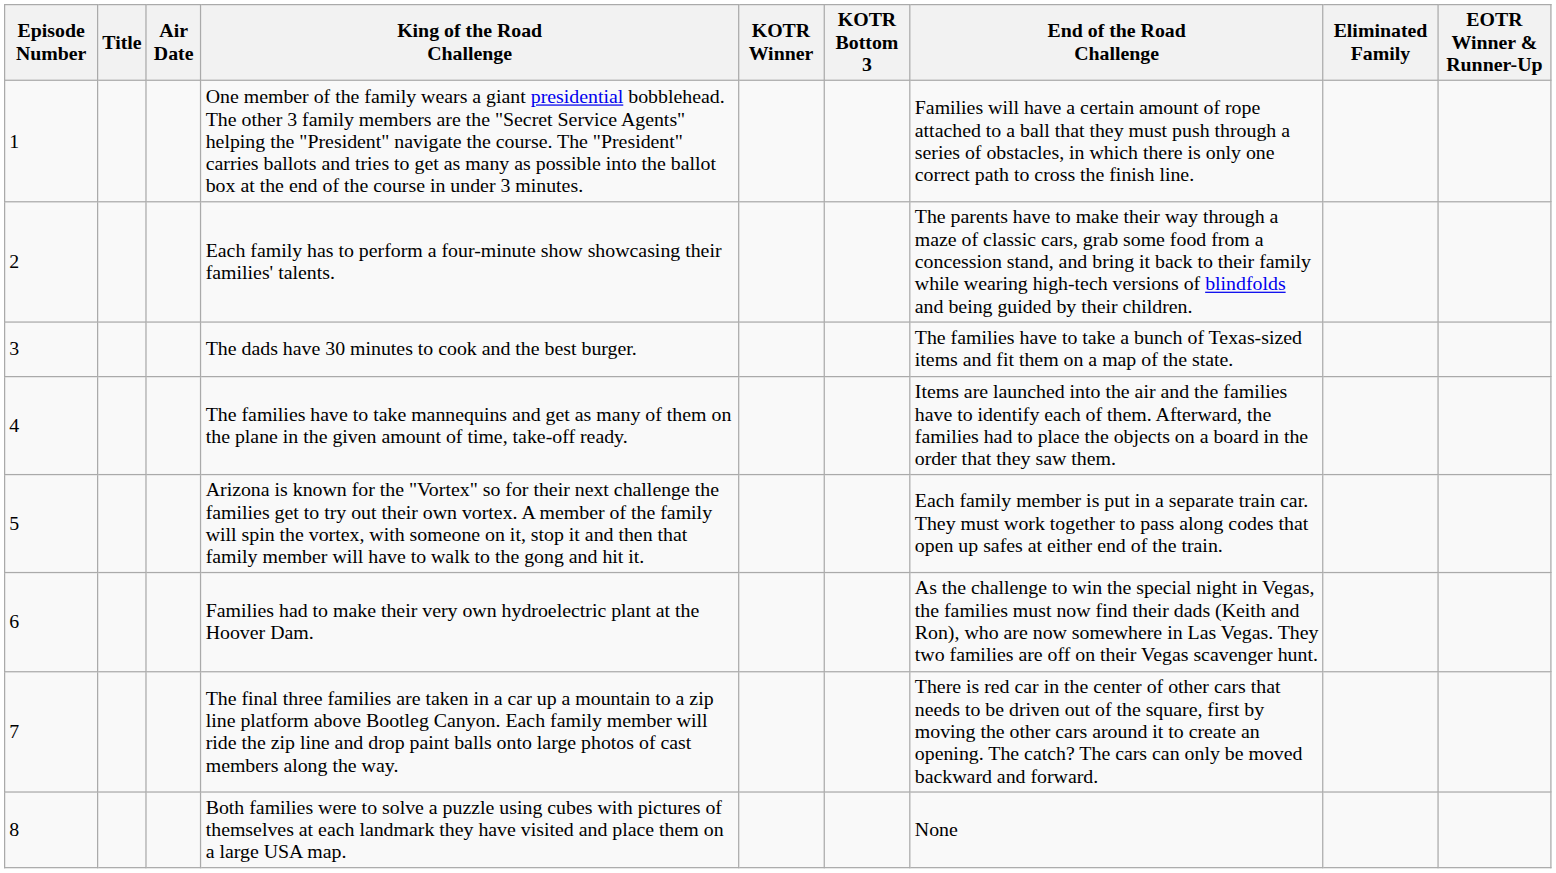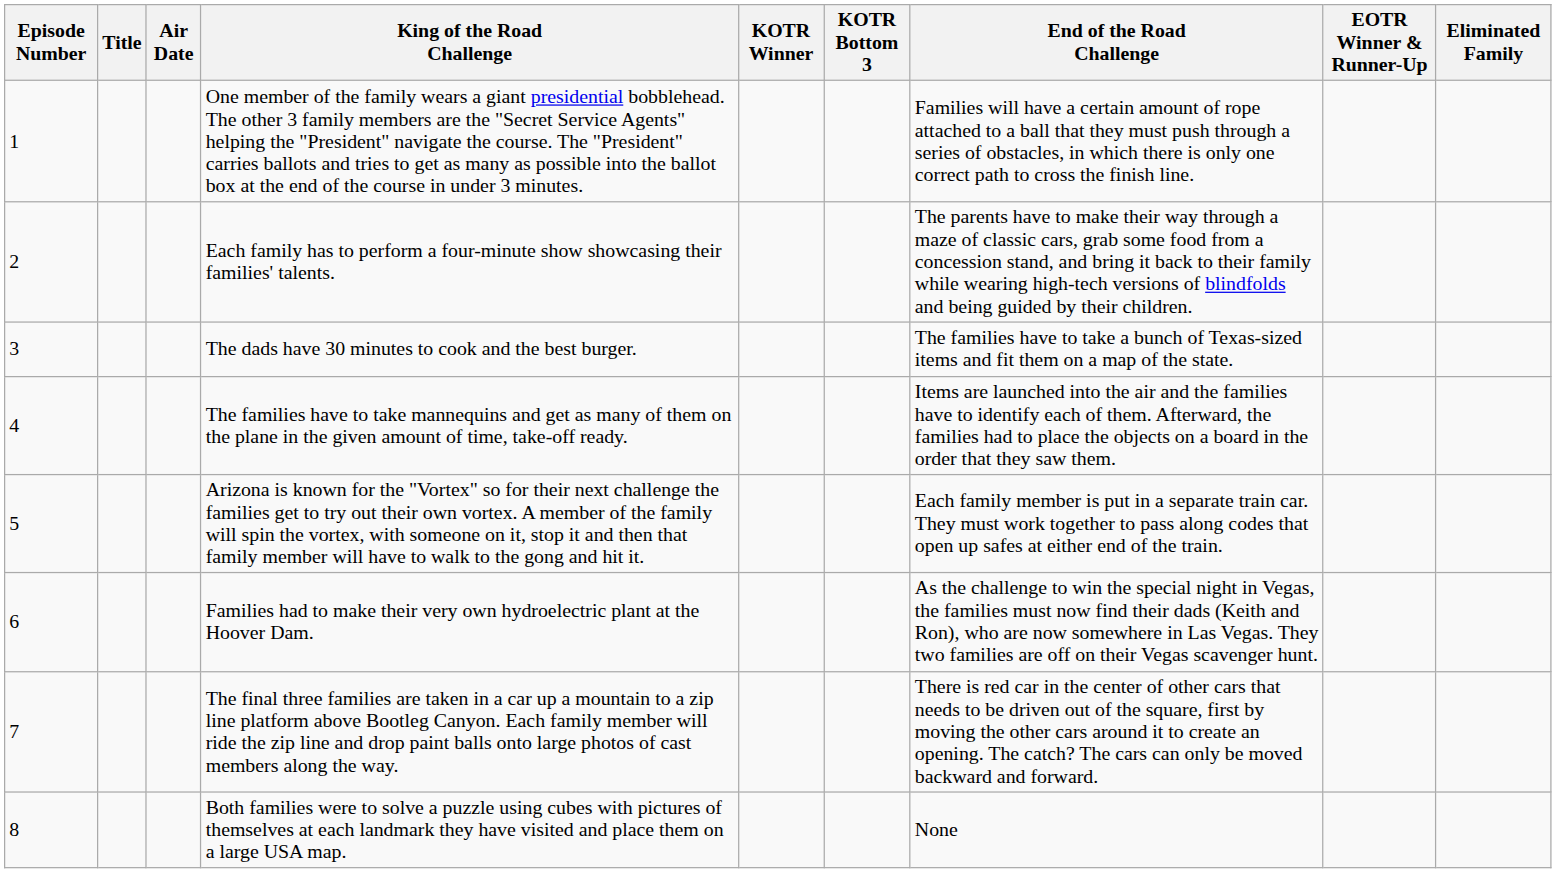columns swapped: (1494, 42) <-> (1380, 42)
